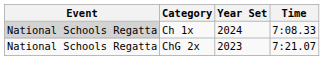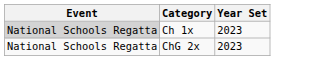- column: (294, 13)
(230, 30) 2024 -> (230, 30) 2023
